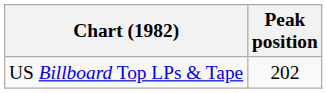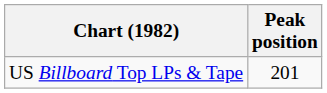(285, 72) 202 -> (285, 72) 201
